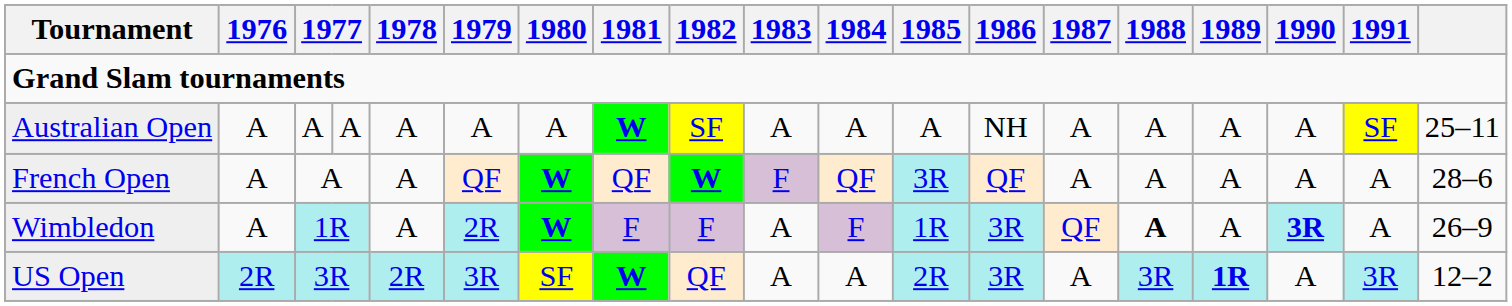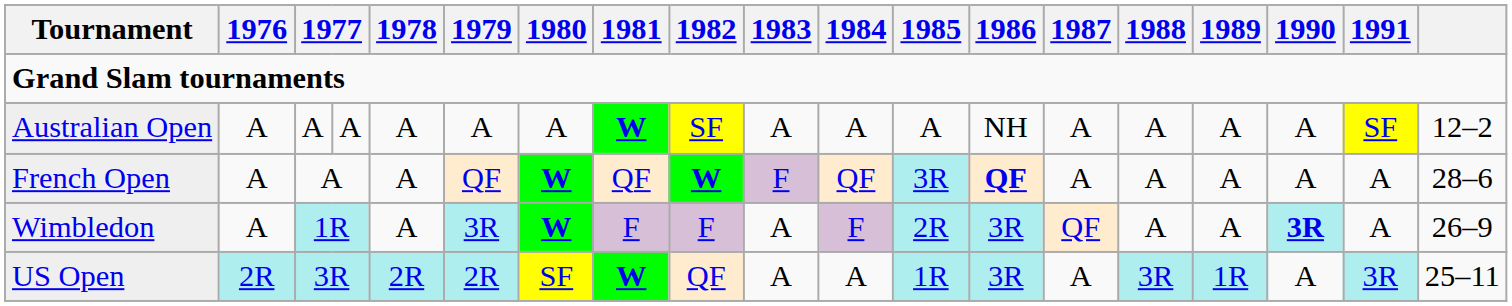(1462, 127) 25–11 -> (1462, 127) 12–2
(1006, 176) normal -> (1006, 176) bold
(481, 226) 2R -> (481, 226) 3R
(931, 226) 1R -> (931, 226) 2R
(1156, 226) bold -> (1156, 226) normal
(481, 275) 3R -> (481, 275) 2R
(931, 275) 2R -> (931, 275) 1R
(1231, 275) bold -> (1230, 275) normal
(1462, 275) 12–2 -> (1462, 275) 25–11
